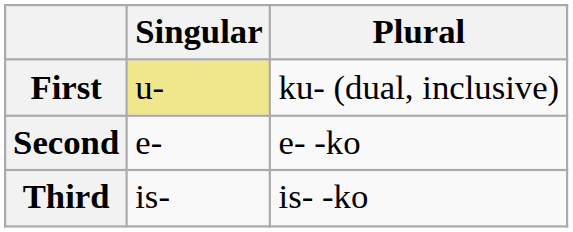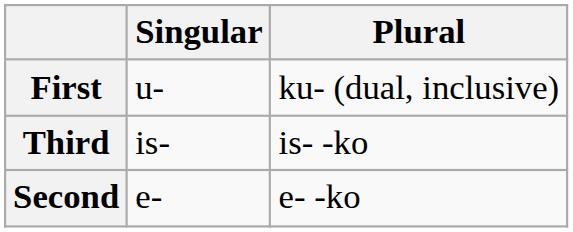(150, 87) khaki background -> (150, 87) no background
rows swapped: (66, 142) <-> (66, 197)
